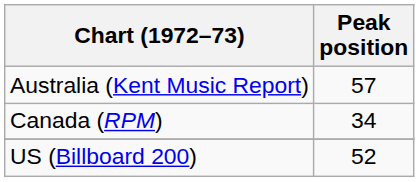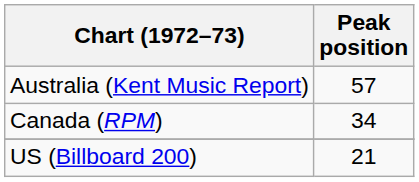(364, 157) 52 -> (364, 157) 21
